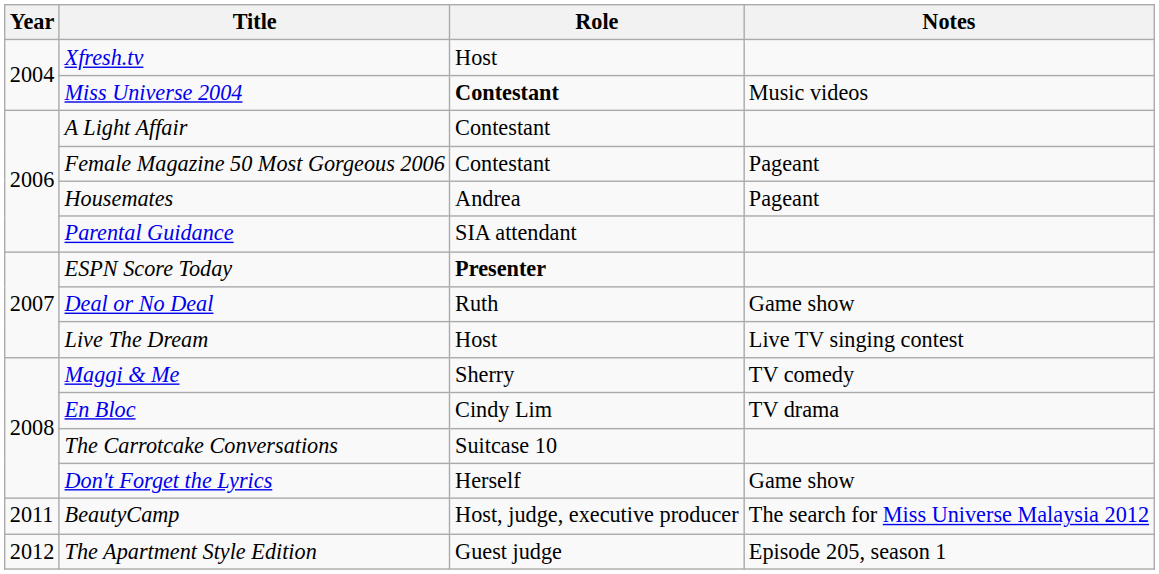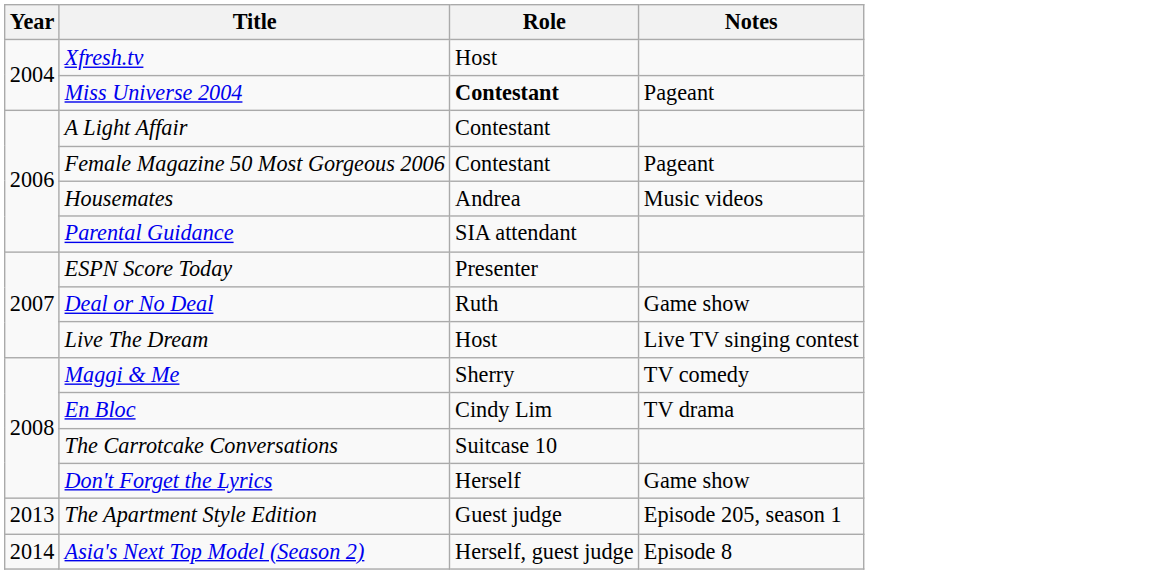(808, 92) Music videos -> (679, 92) Pageant
(784, 198) Pageant -> (703, 198) Music videos
(501, 269) bold -> (496, 269) normal
- row: (122, 515)
(32, 551) 2012 -> (32, 515) 2013
+ row: (214, 551)
